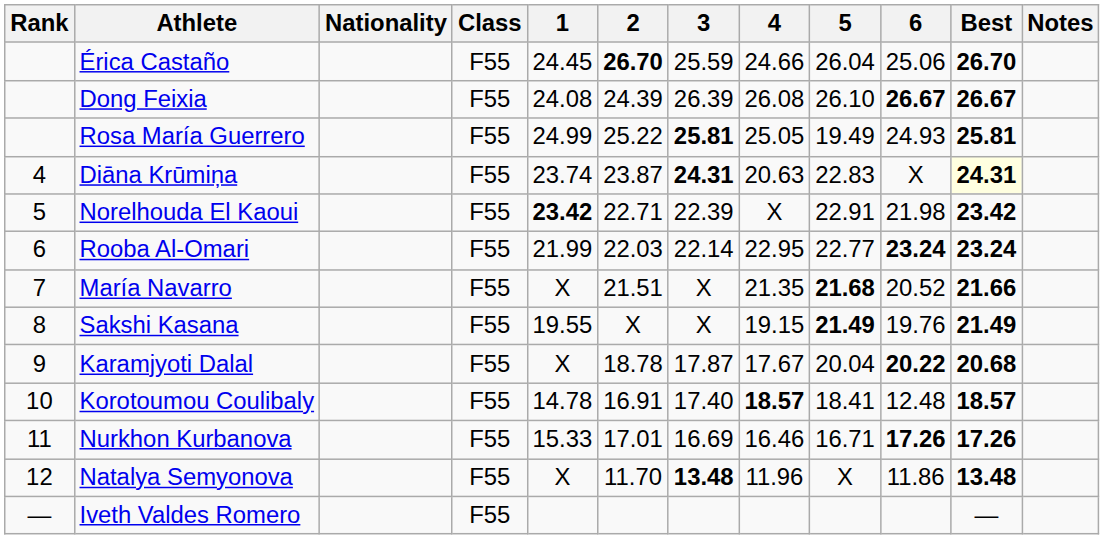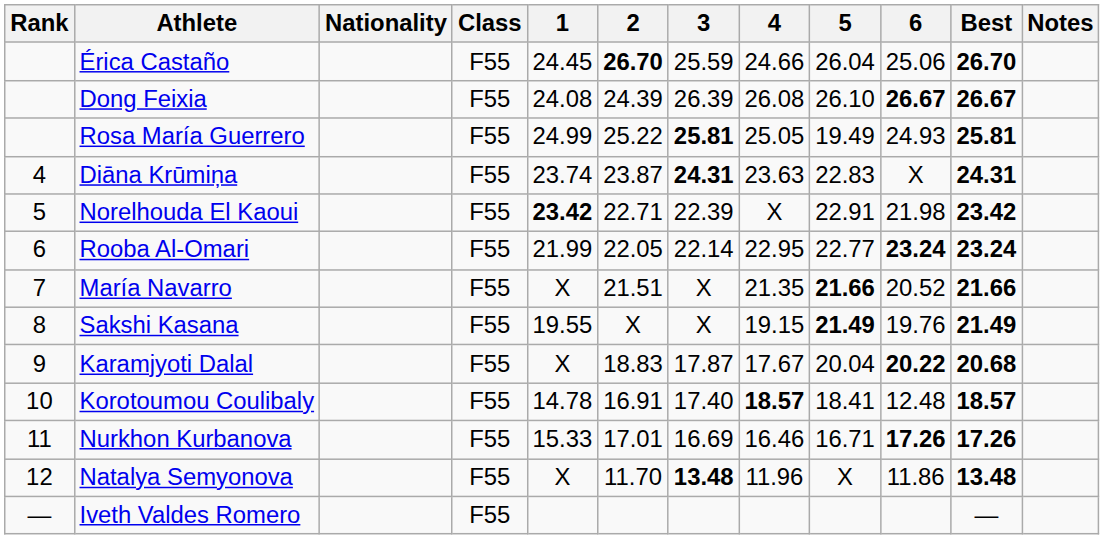(774, 174) 20.63 -> (774, 174) 23.63
(986, 174) lightyellow background -> (986, 174) no background
(633, 250) 22.03 -> (633, 250) 22.05
(845, 288) 21.68 -> (845, 288) 21.66
(633, 363) 18.78 -> (633, 363) 18.83
